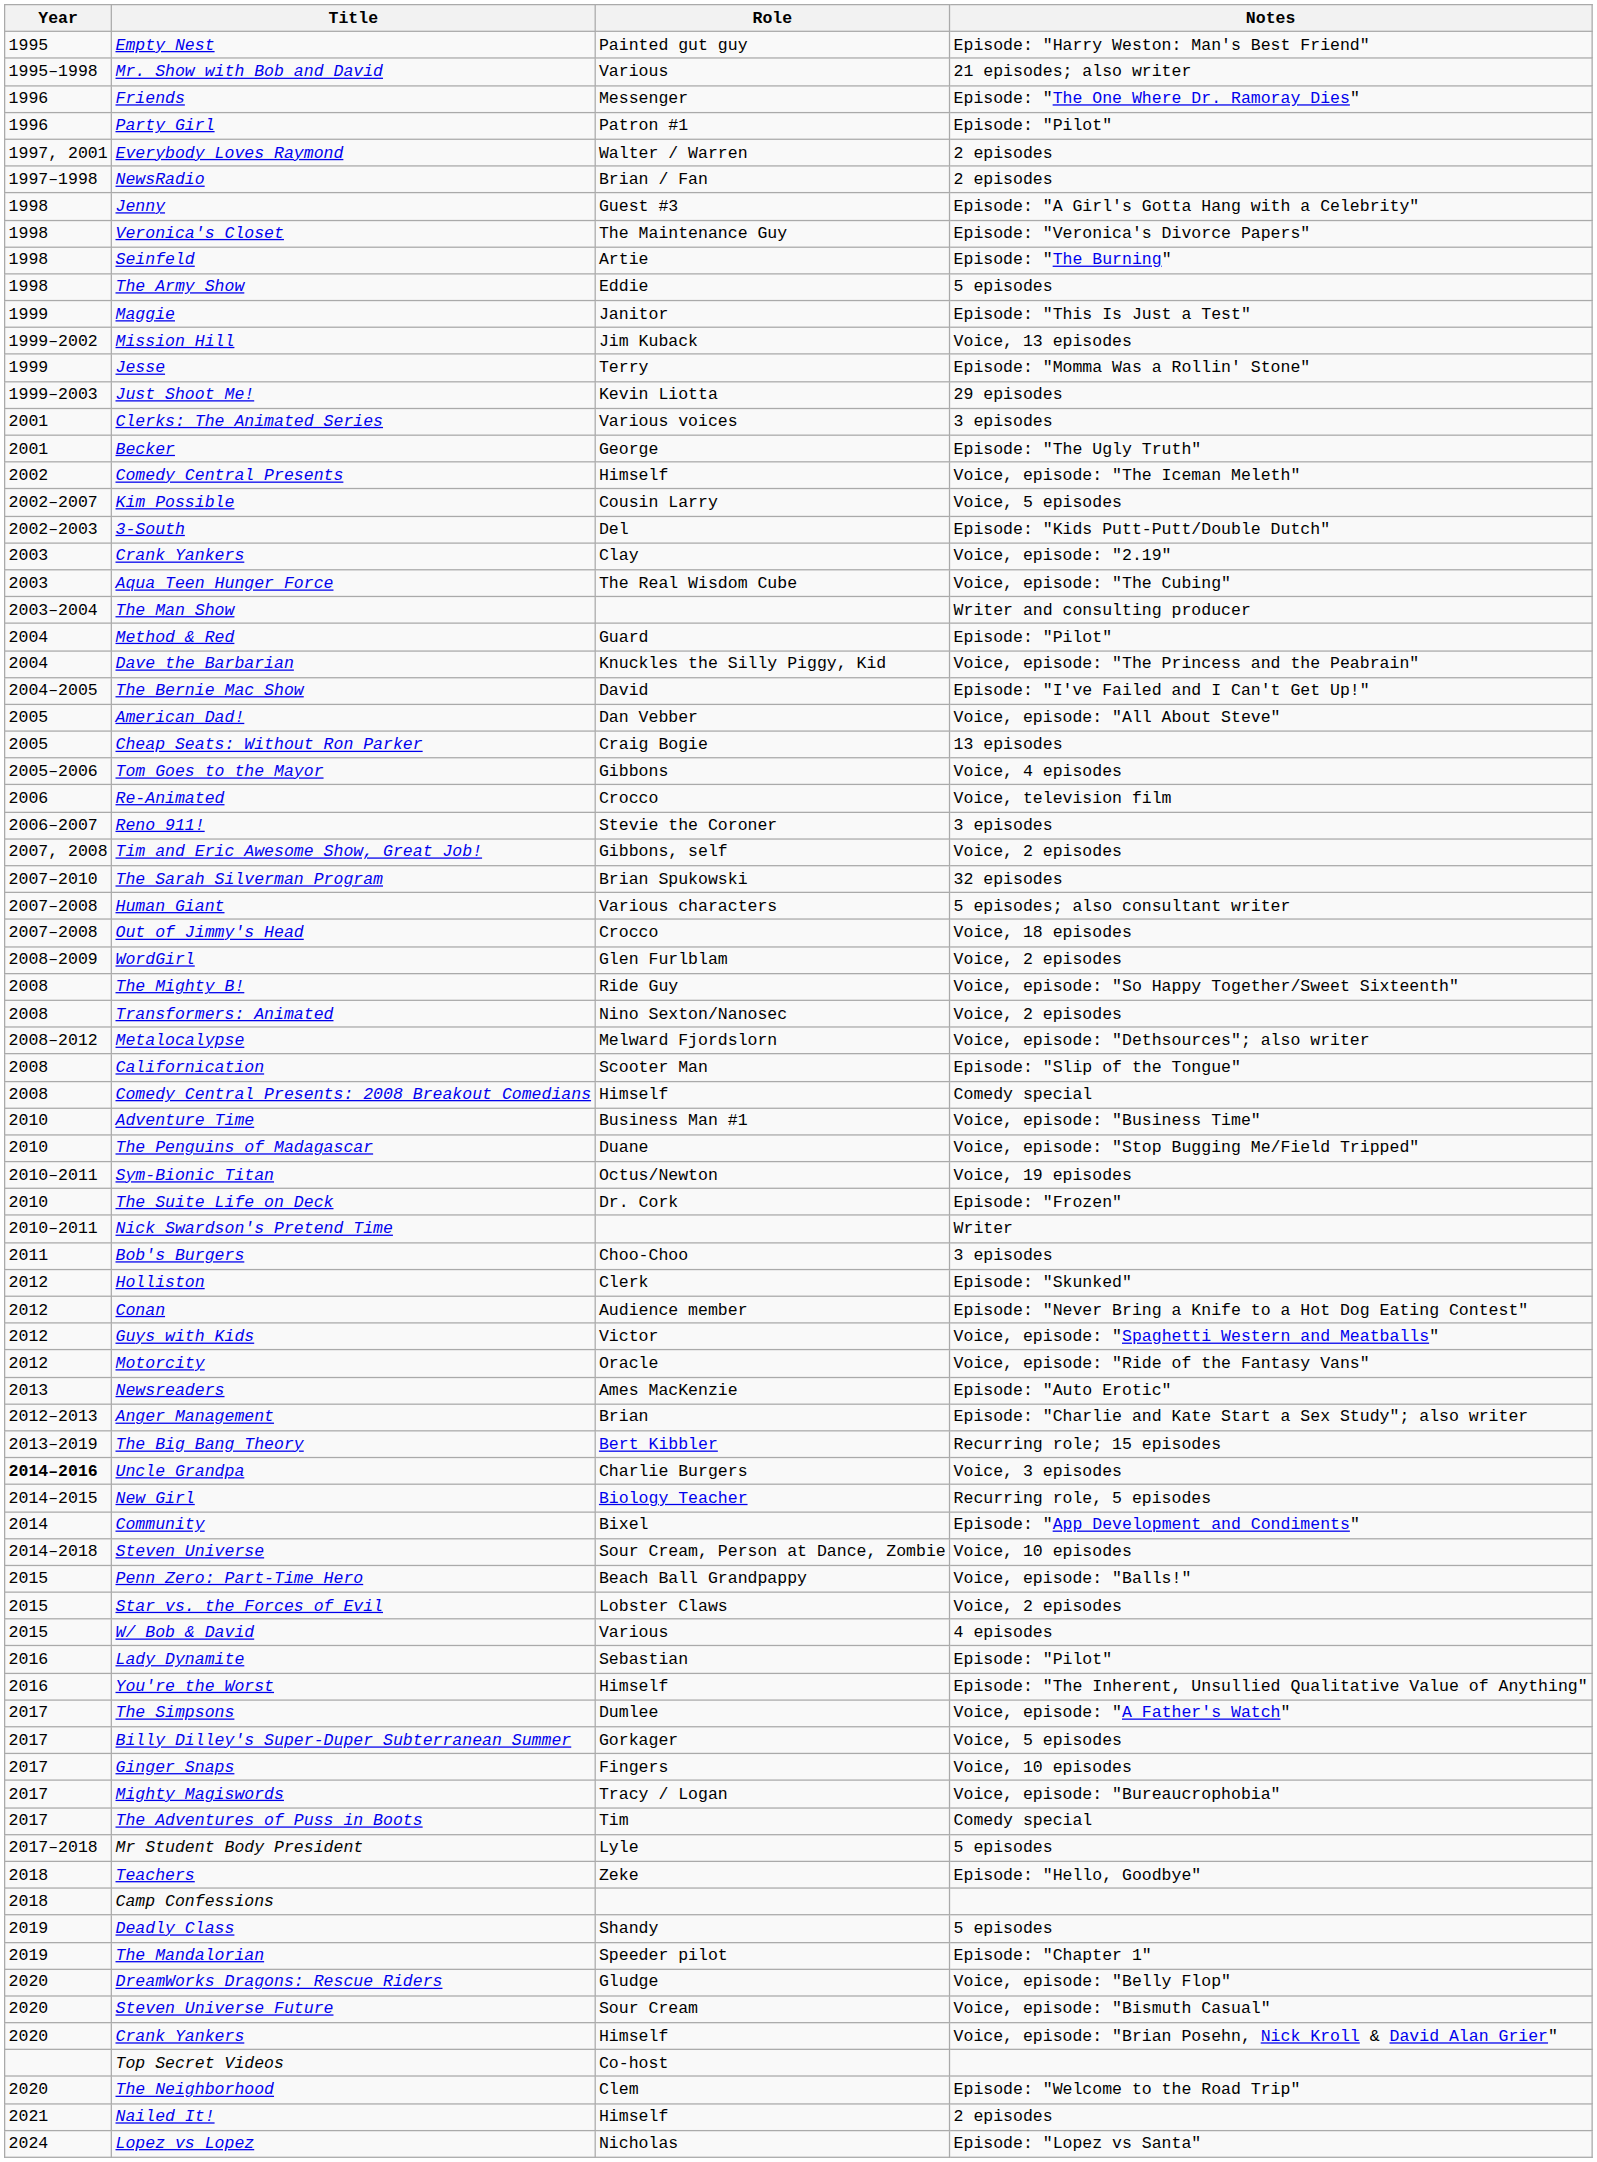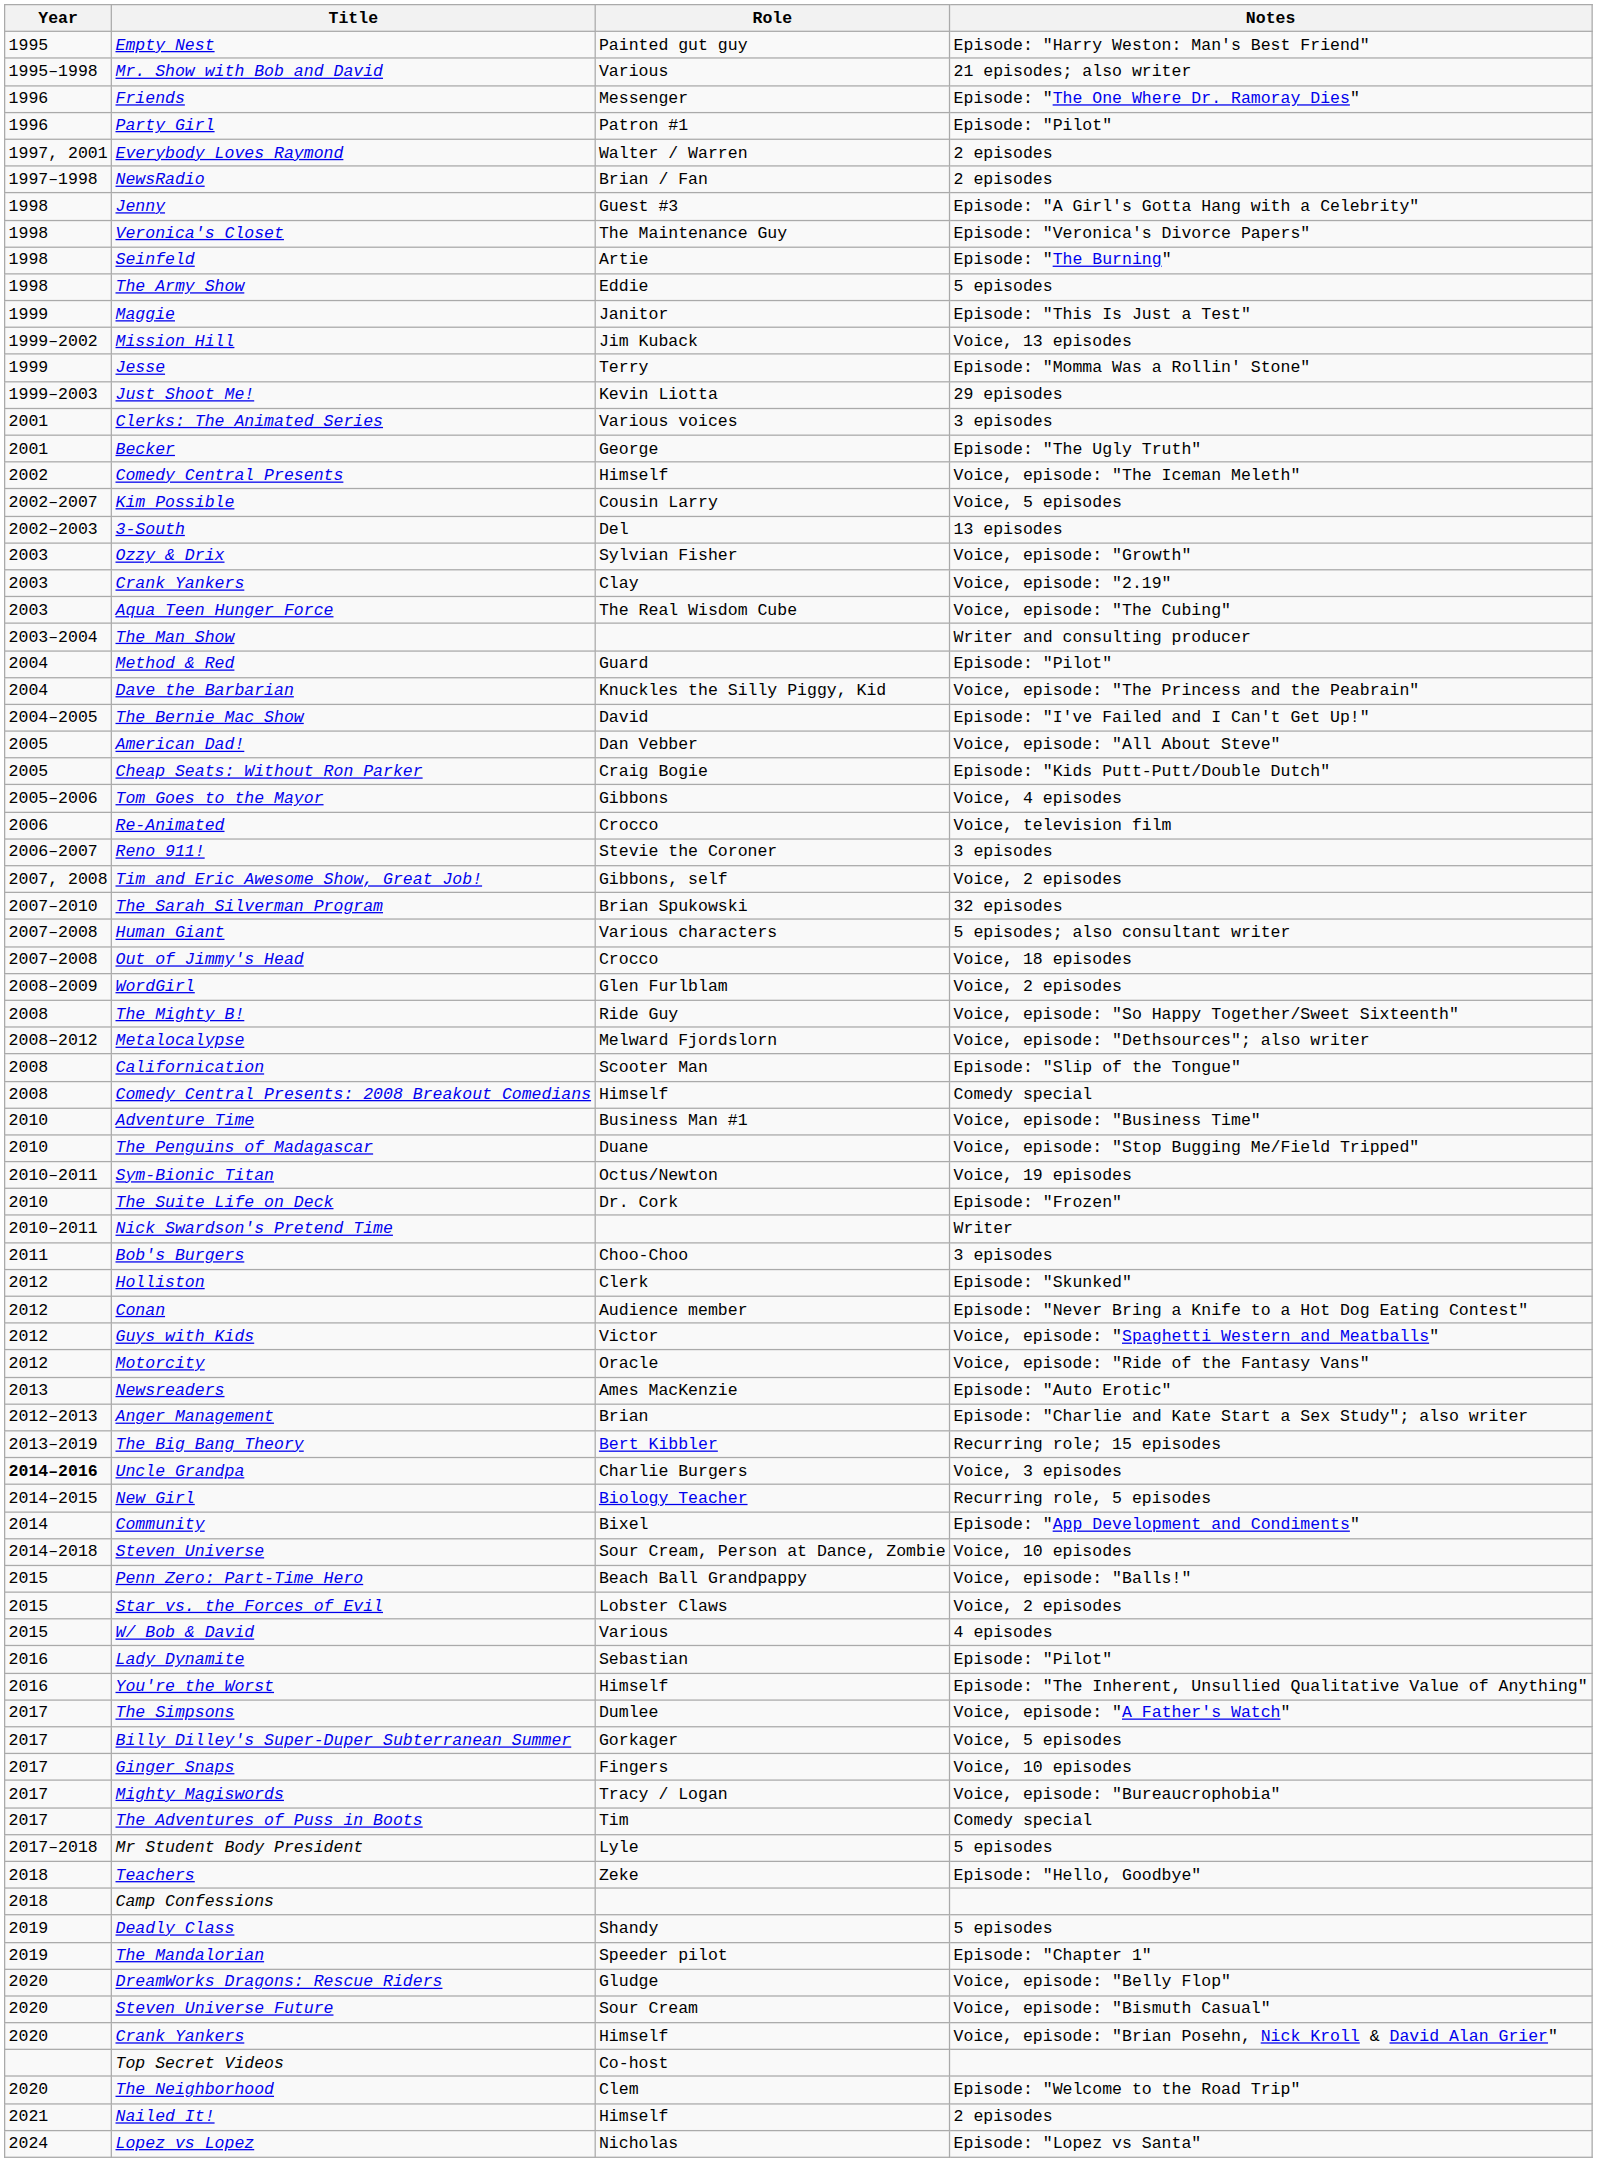(1142, 529) Episode: "Kids Putt-Putt/Double Dutch" -> (1008, 529) 13 episodes
+ row: (170, 556)
(1008, 745) 13 episodes -> (1142, 772) Episode: "Kids Putt-Putt/Double Dutch"
- row: (224, 1014)
